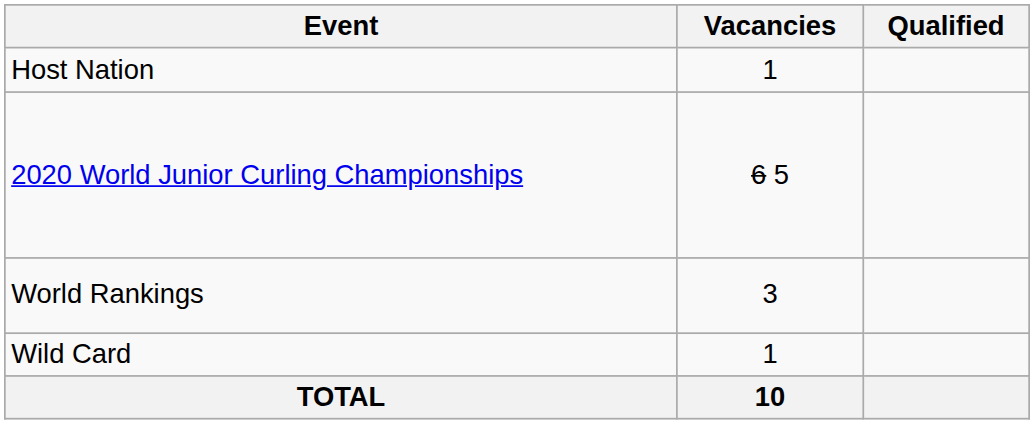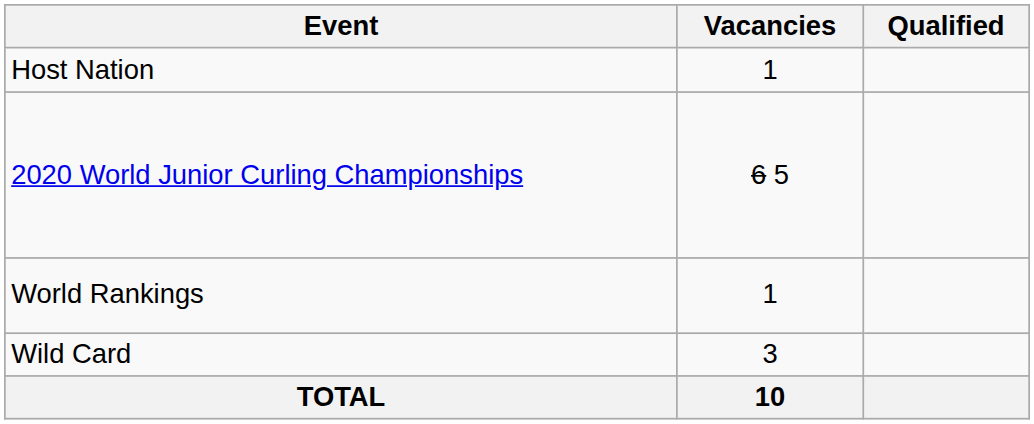(770, 294) 3 -> (770, 294) 1
(770, 353) 1 -> (770, 353) 3
